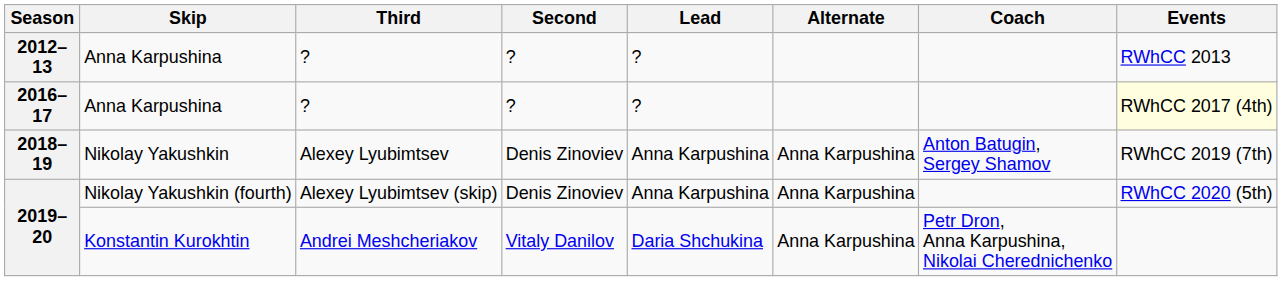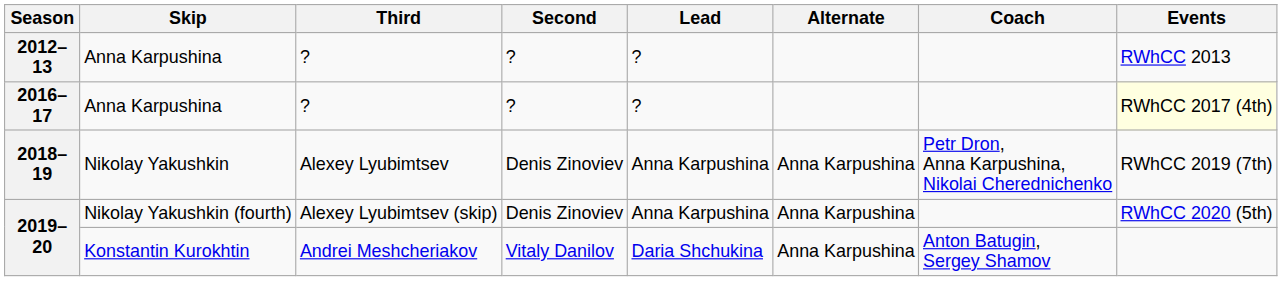(987, 154) Anton Batugin, Sergey Shamov -> (1018, 164) Petr Dron, Anna Karpushina, Nikolai Cherednichenko
(1018, 241) Petr Dron, Anna Karpushina, Nikolai Cherednichenko -> (987, 251) Anton Batugin, Sergey Shamov
